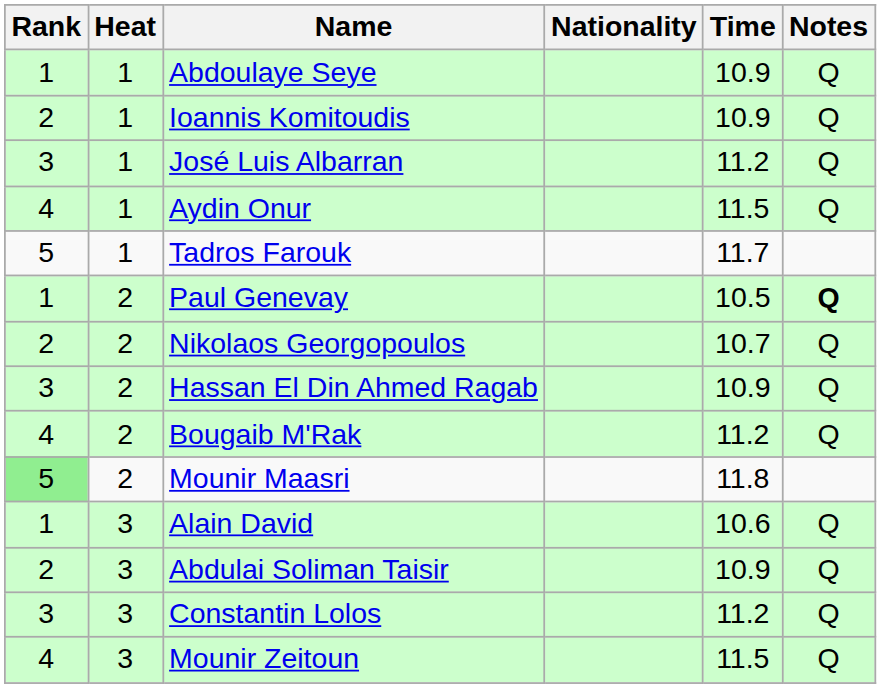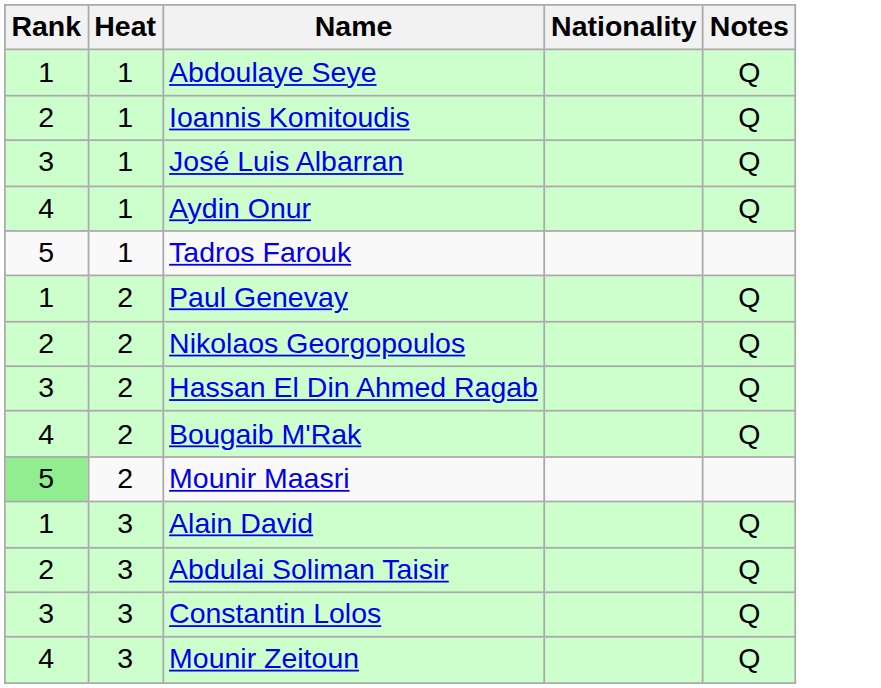- column: (743, 27)
(828, 298) bold -> (749, 298) normal
